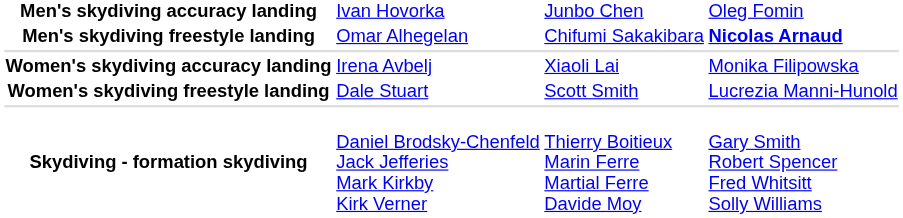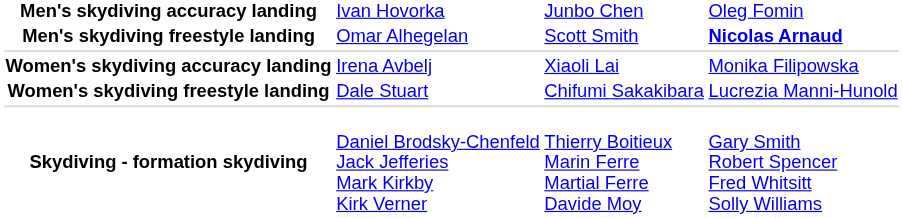(624, 36) Chifumi Sakakibara -> (591, 36) Scott Smith
(591, 91) Scott Smith -> (624, 91) Chifumi Sakakibara
